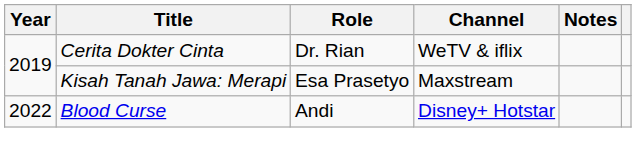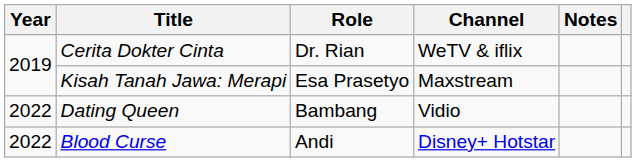+ row: (120, 111)
